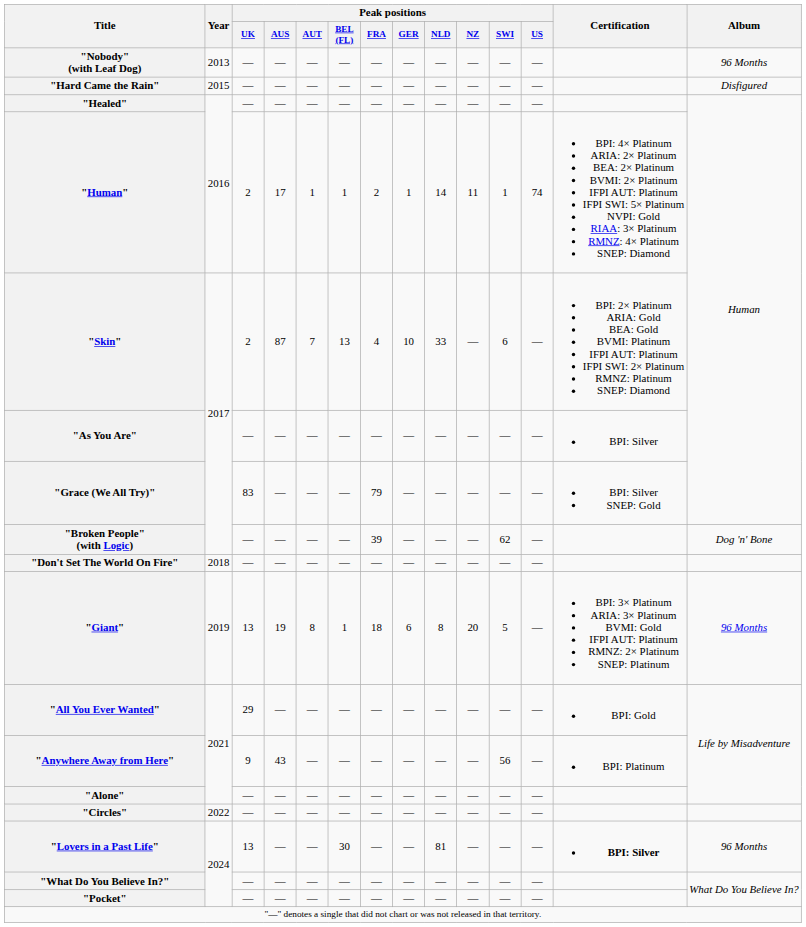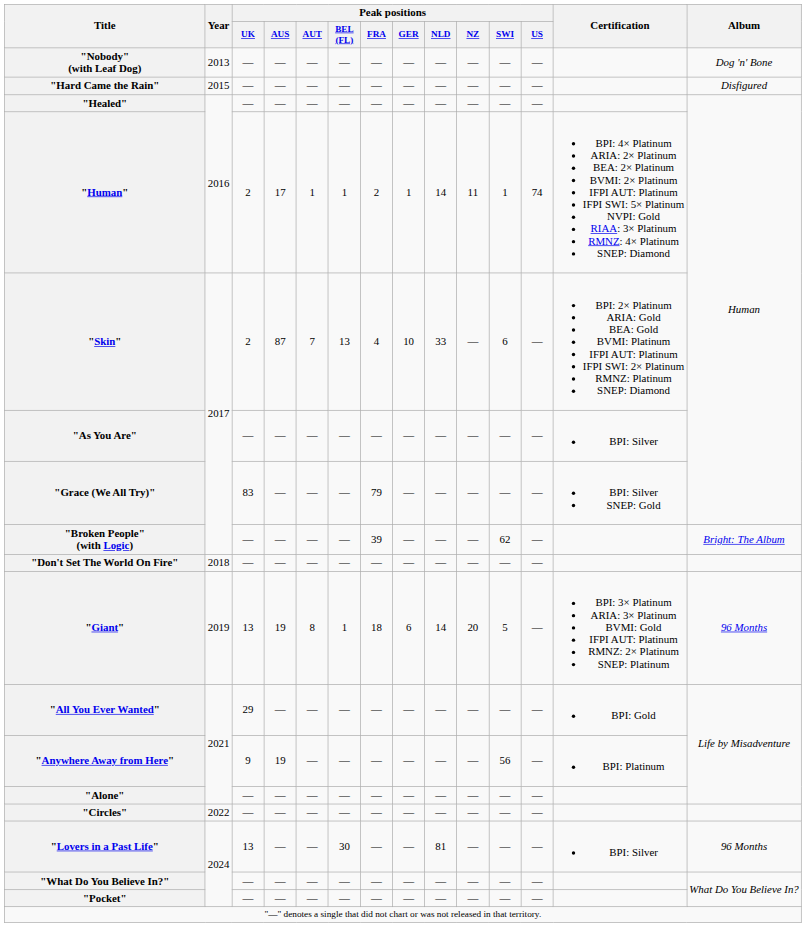(744, 62) 96 Months -> (744, 62) Dog 'n' Bone
(744, 539) Dog 'n' Bone -> (744, 539) Bright: The Album
(441, 627) 8 -> (441, 627) 14
(280, 761) 43 -> (280, 761) 19
(620, 853) bold -> (620, 853) normal
